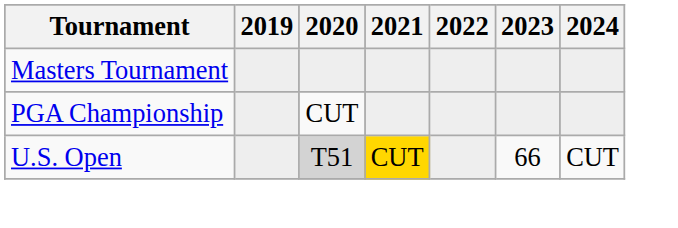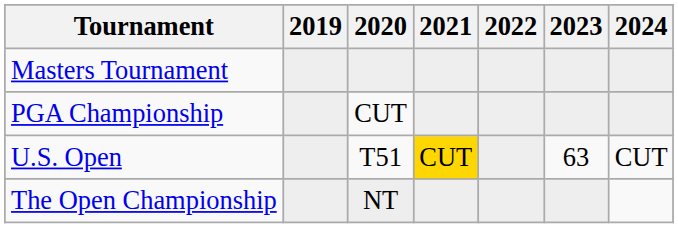(332, 157) lightgrey background -> (381, 157) no background
(527, 157) 66 -> (576, 157) 63
+ row: (144, 200)
